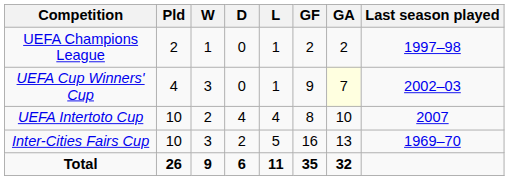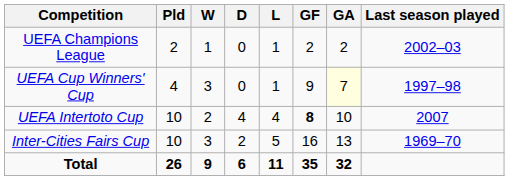(432, 47) 1997–98 -> (432, 47) 2002–03
(432, 86) 2002–03 -> (432, 86) 1997–98
(310, 118) normal -> (310, 118) bold
